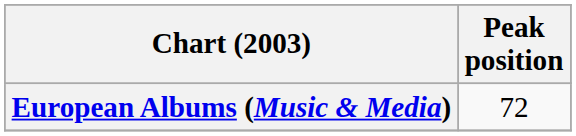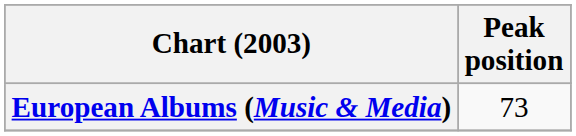(514, 106) 72 -> (514, 106) 73
